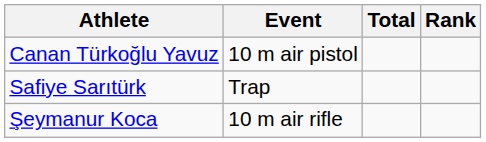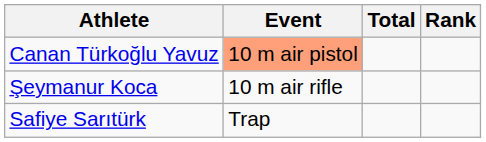(293, 53) no background -> (293, 53) lightsalmon background
rows swapped: (83, 119) <-> (78, 86)
